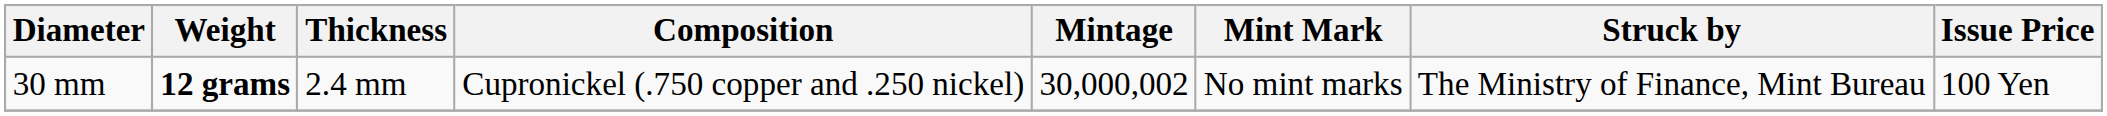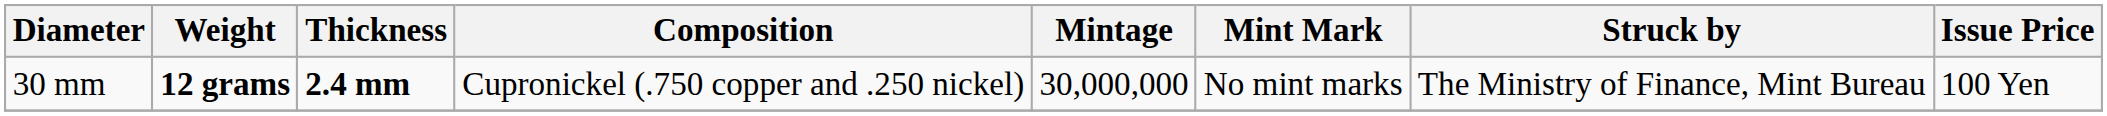(356, 83) normal -> (358, 83) bold
(1114, 83) 30,000,002 -> (1114, 83) 30,000,000
